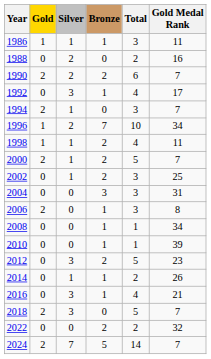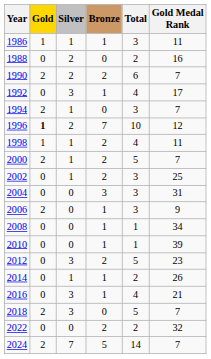(43, 126) normal -> (43, 126) bold
(178, 126) 34 -> (178, 126) 12
(178, 210) 8 -> (178, 210) 9
